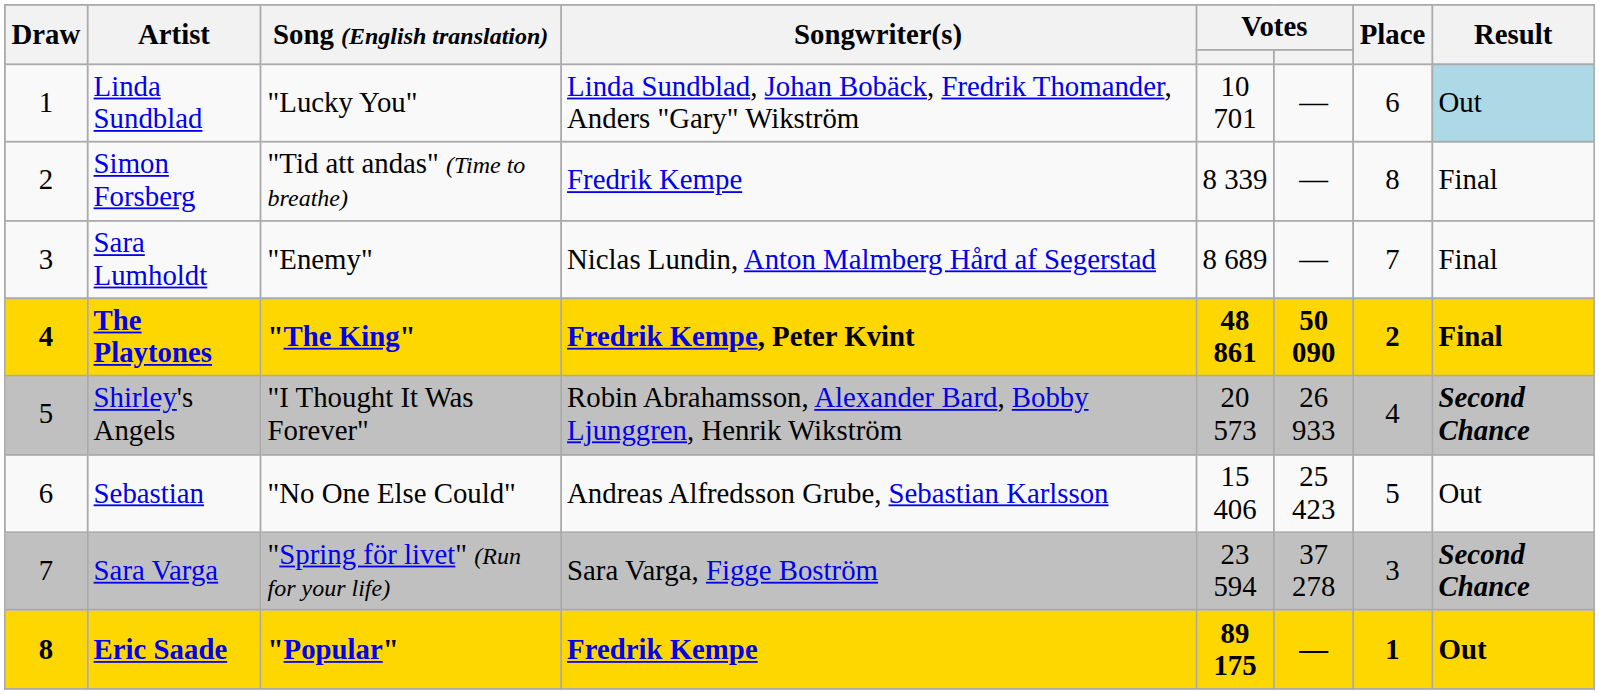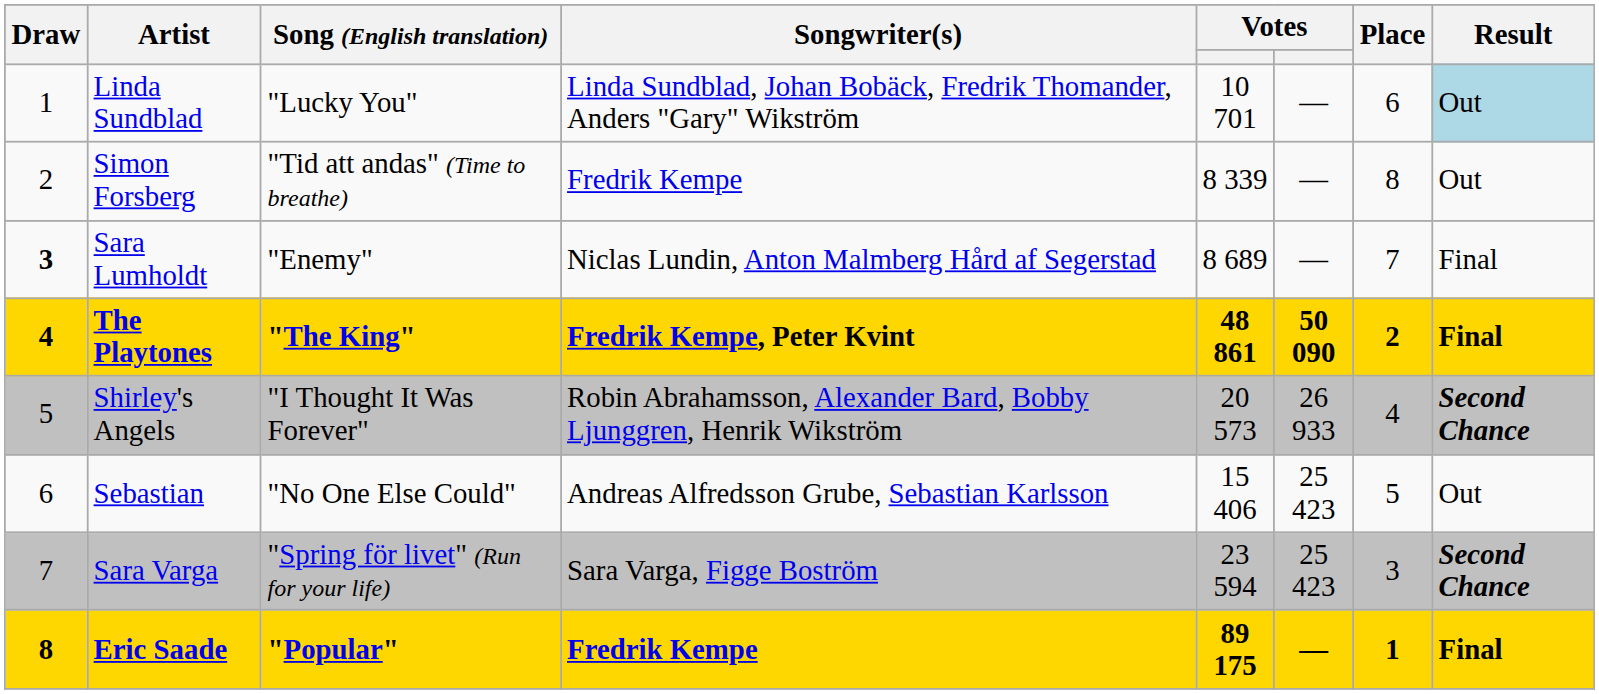(1468, 180) Final -> (1460, 180) Out
(46, 258) normal -> (46, 258) bold
(1314, 570) 37 278 -> (1314, 570) 25 423
(1463, 649) Out -> (1471, 649) Final
